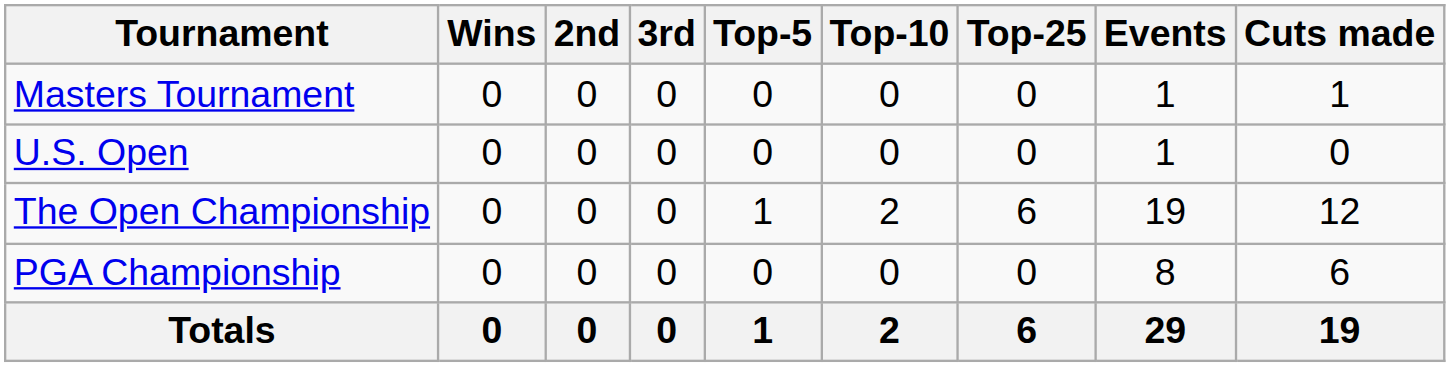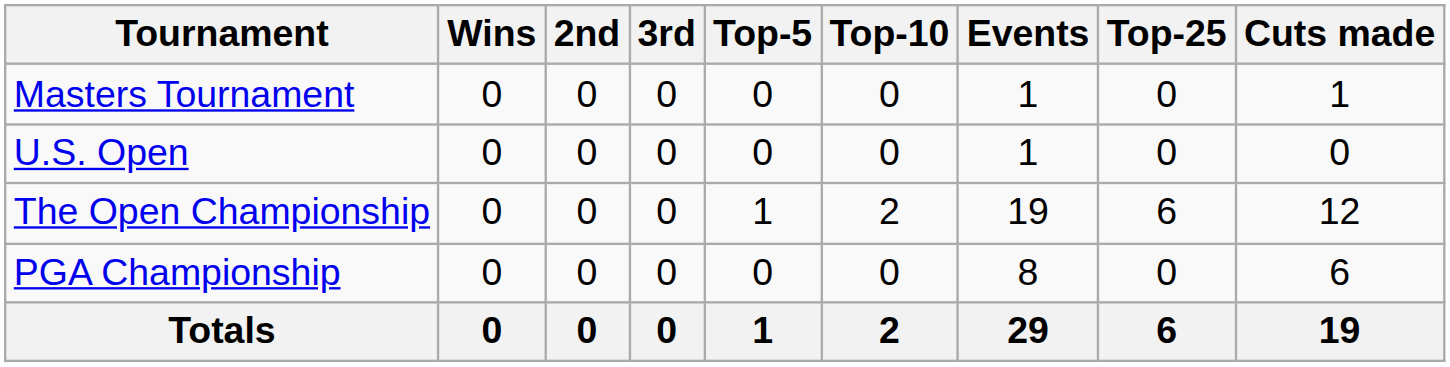columns swapped: (1027, 34) <-> (1165, 34)
